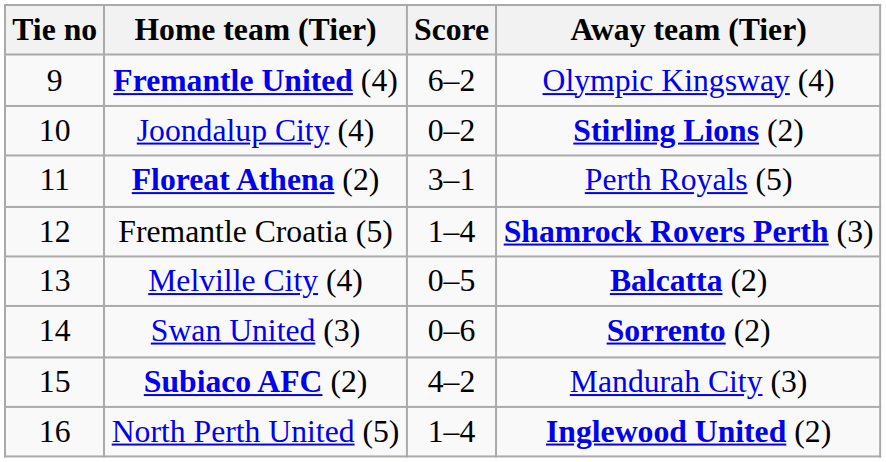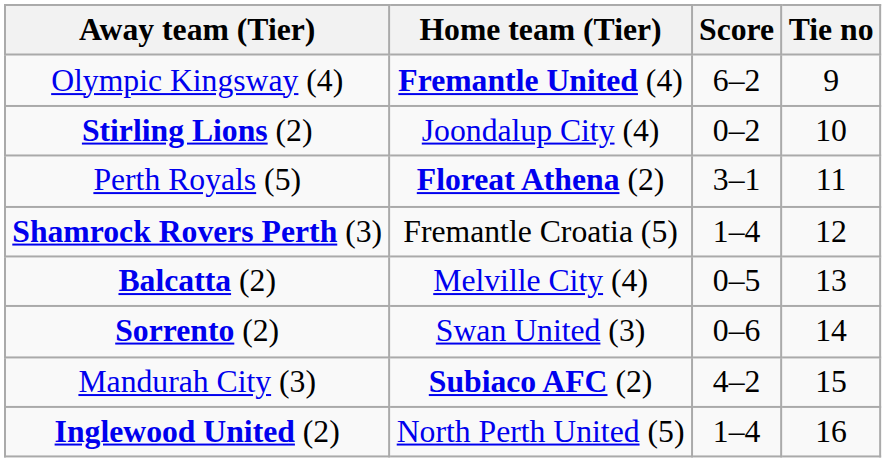columns swapped: (55, 29) <-> (689, 29)
